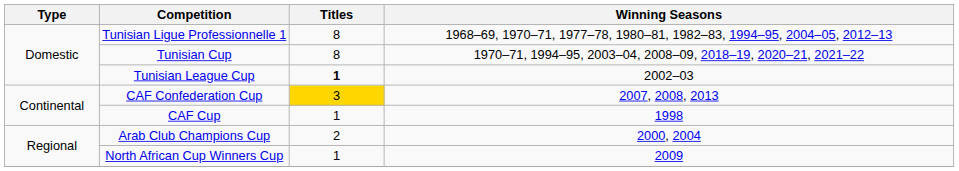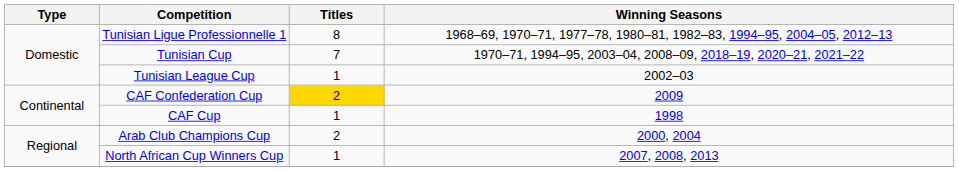(337, 55) 8 -> (337, 55) 7
(337, 75) bold -> (337, 75) normal
(337, 96) 3 -> (337, 96) 2
(669, 96) 2007, 2008, 2013 -> (669, 96) 2009
(669, 156) 2009 -> (669, 156) 2007, 2008, 2013
